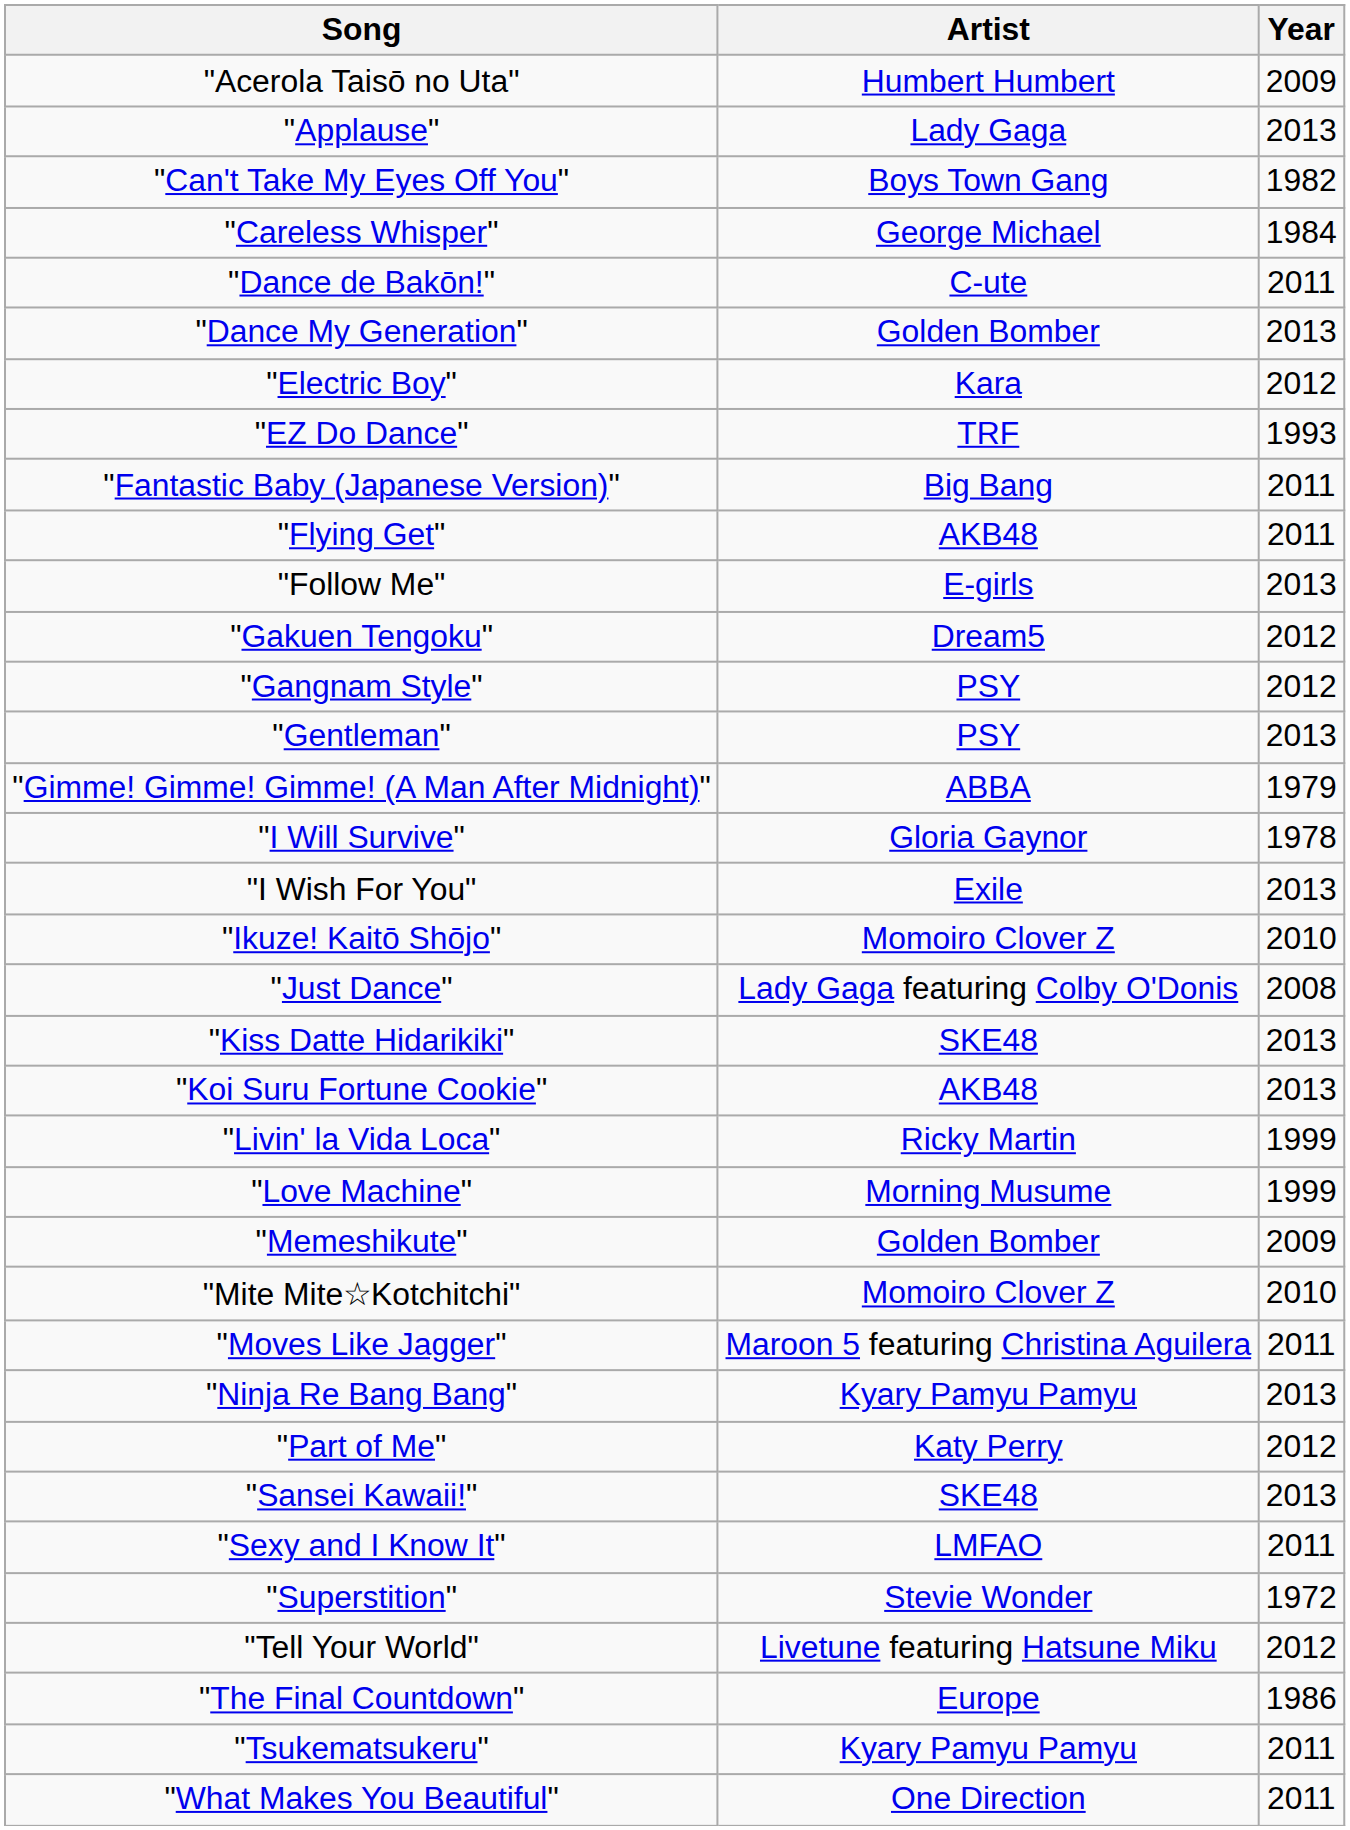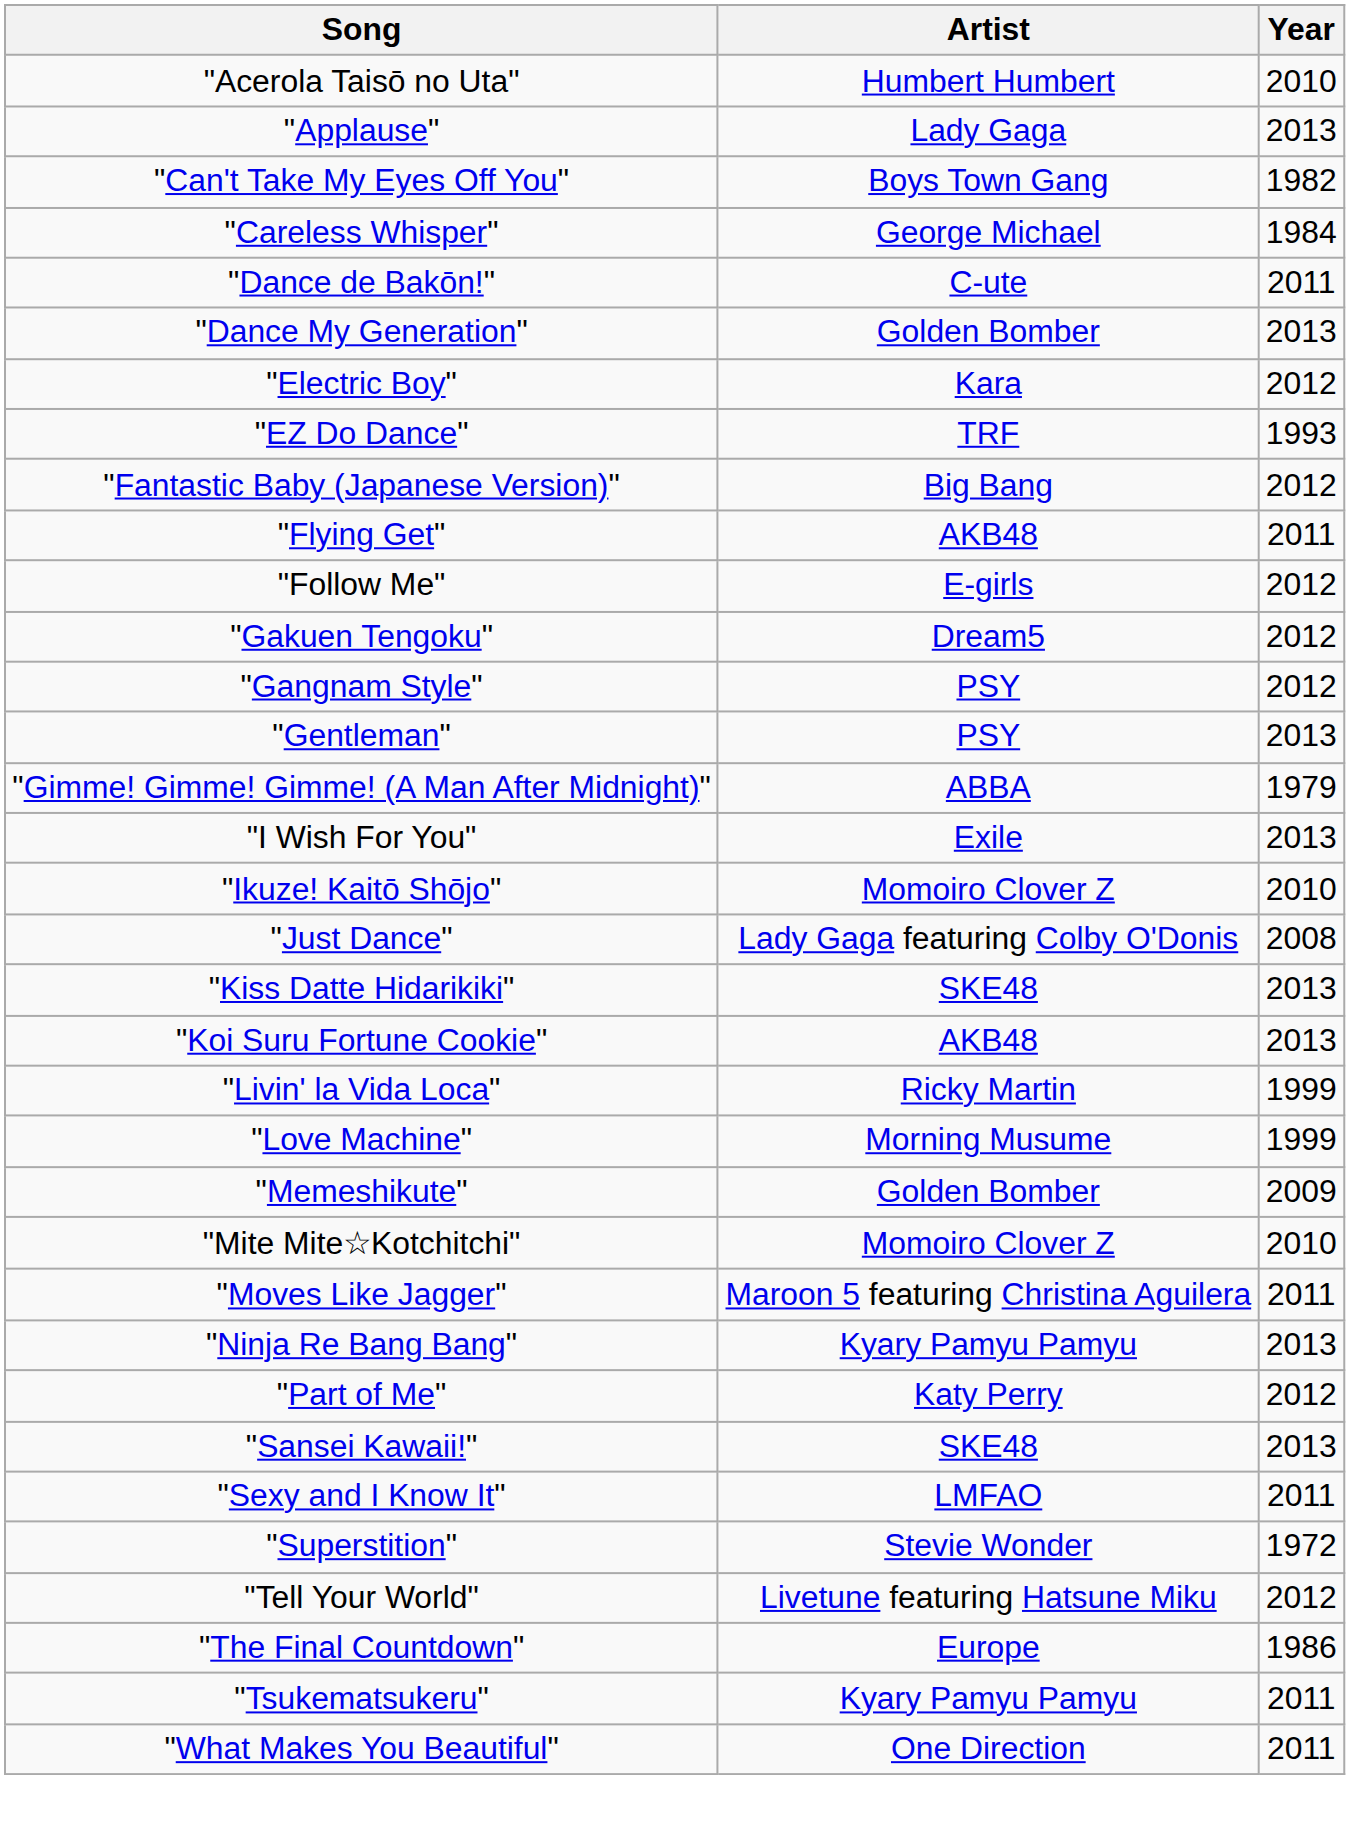(1301, 80) 2009 -> (1301, 80) 2010
(1301, 484) 2011 -> (1301, 484) 2012
(1301, 585) 2013 -> (1301, 585) 2012
- row: (362, 837)
